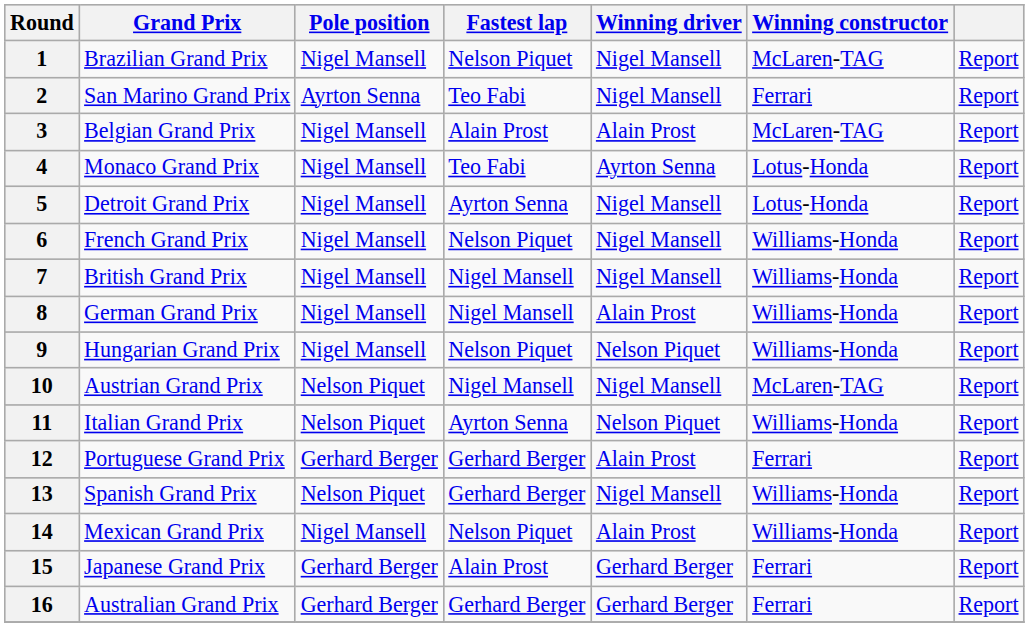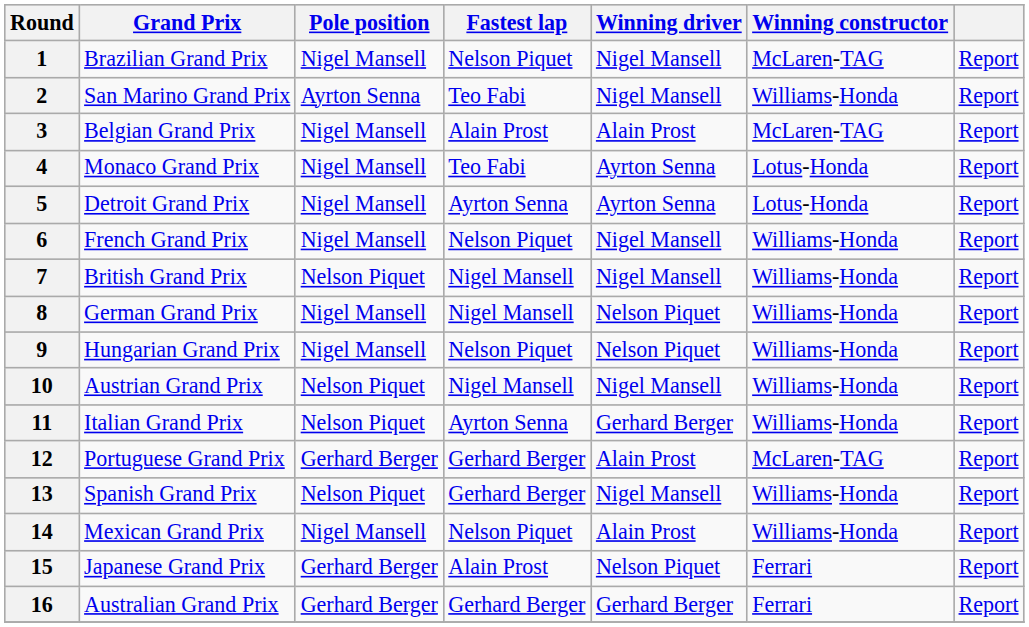(782, 94) Ferrari -> (825, 94) Williams-Honda
(659, 204) Nigel Mansell -> (656, 204) Ayrton Senna
(363, 276) Nigel Mansell -> (363, 276) Nelson Piquet
(646, 313) Alain Prost -> (658, 313) Nelson Piquet
(818, 385) McLaren-TAG -> (825, 385) Williams-Honda
(658, 422) Nelson Piquet -> (664, 422) Gerhard Berger
(782, 458) Ferrari -> (818, 458) McLaren-TAG
(664, 567) Gerhard Berger -> (658, 567) Nelson Piquet
